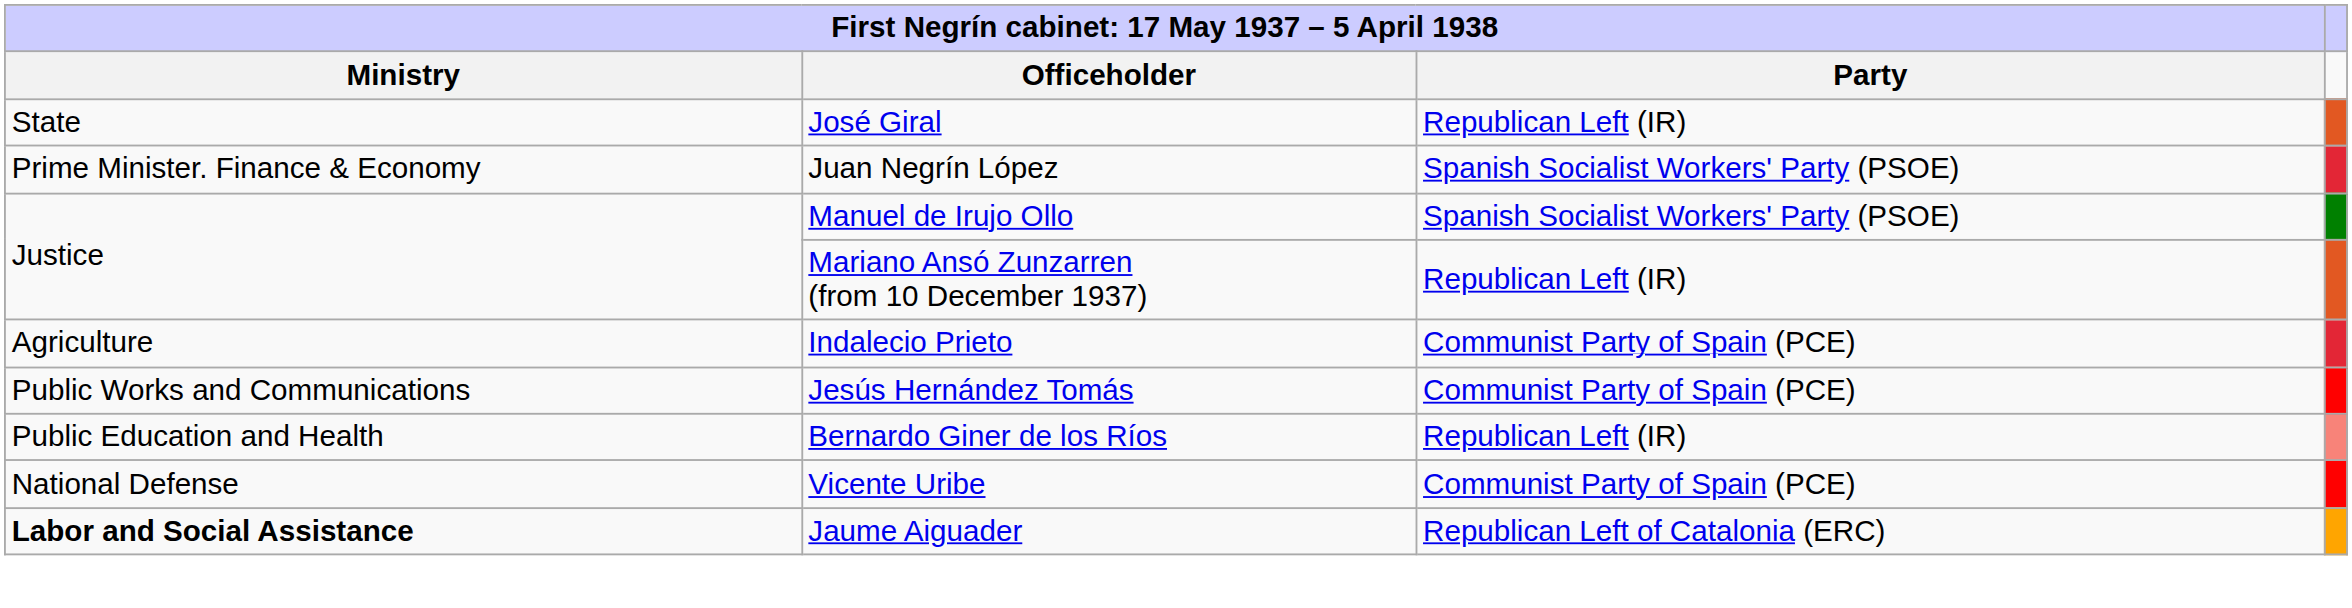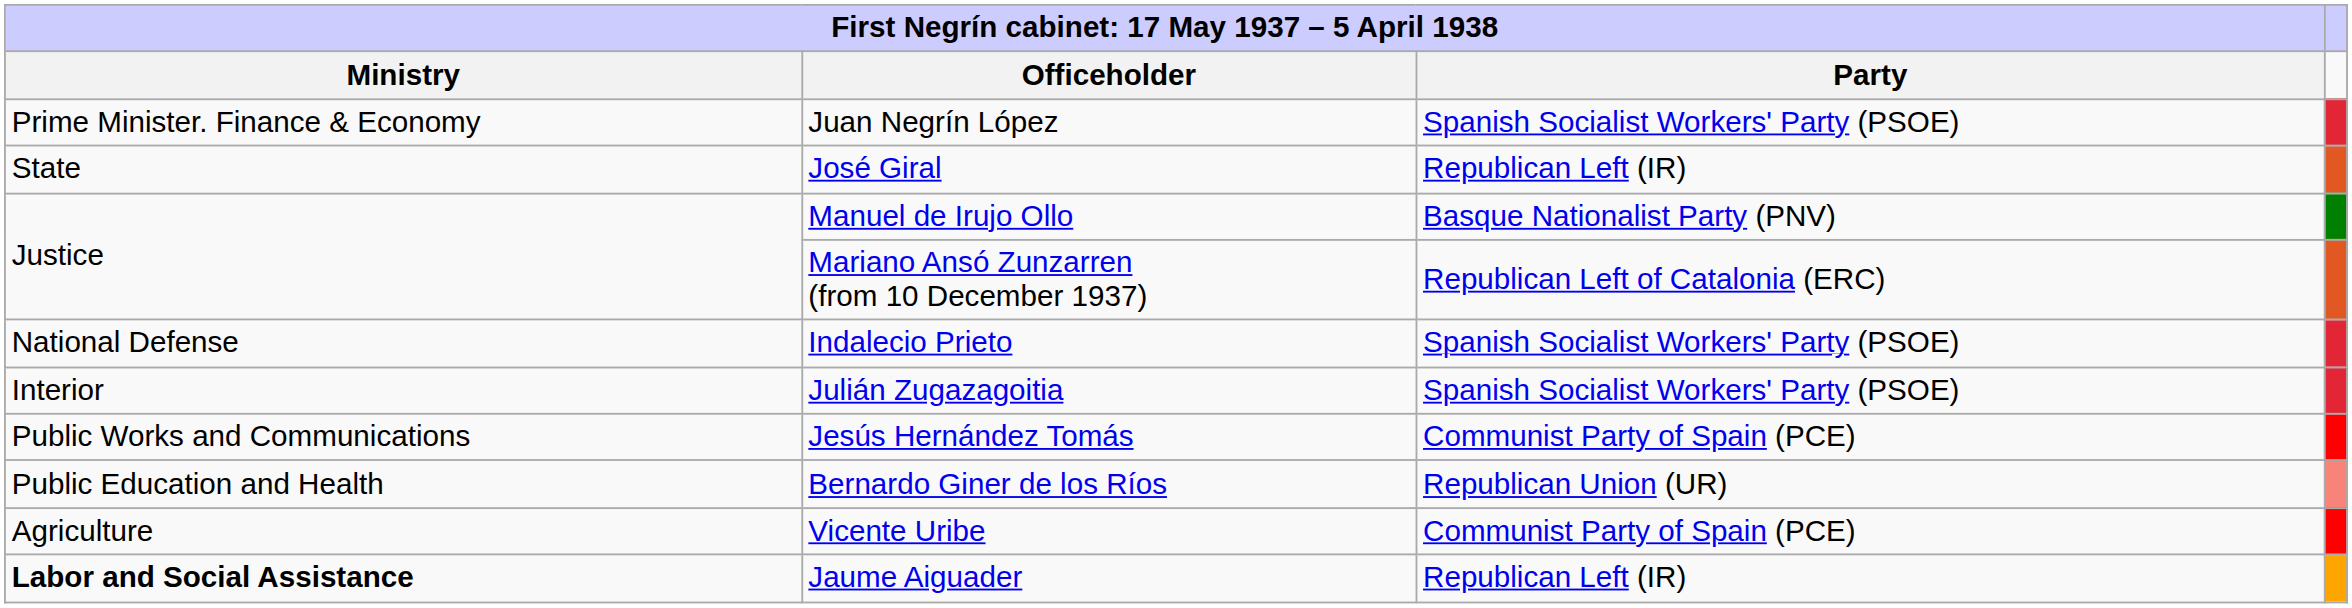rows swapped: (933, 168) <-> (875, 121)
(1691, 215) Spanish Socialist Workers' Party (PSOE) -> (1629, 215) Basque Nationalist Party (PNV)
(1555, 279) Republican Left (IR) -> (1654, 279) Republican Left of Catalonia (ERC)
(82, 342) Agriculture -> (125, 342) National Defense
(1639, 342) Communist Party of Spain (PCE) -> (1691, 342) Spanish Socialist Workers' Party (PSOE)
+ row: (936, 389)
(1555, 436) Republican Left (IR) -> (1575, 483) Republican Union (UR)
(125, 483) National Defense -> (82, 530) Agriculture
(1654, 530) Republican Left of Catalonia (ERC) -> (1555, 577) Republican Left (IR)
